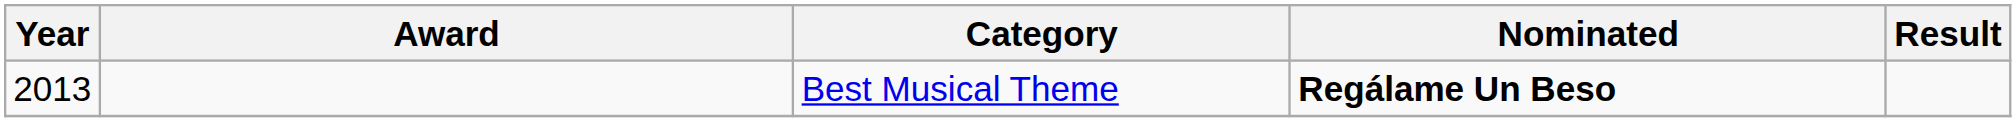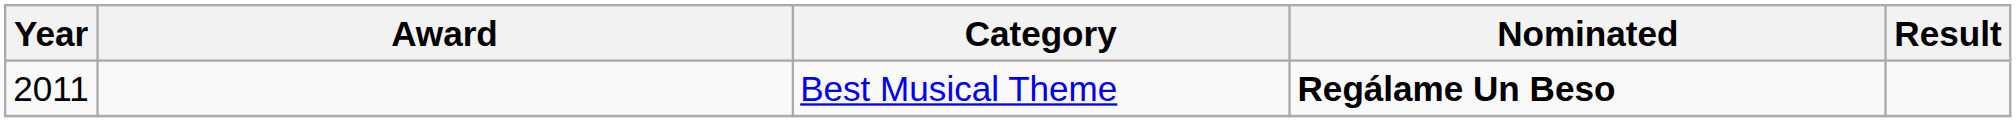(52, 89) 2013 -> (51, 89) 2011
